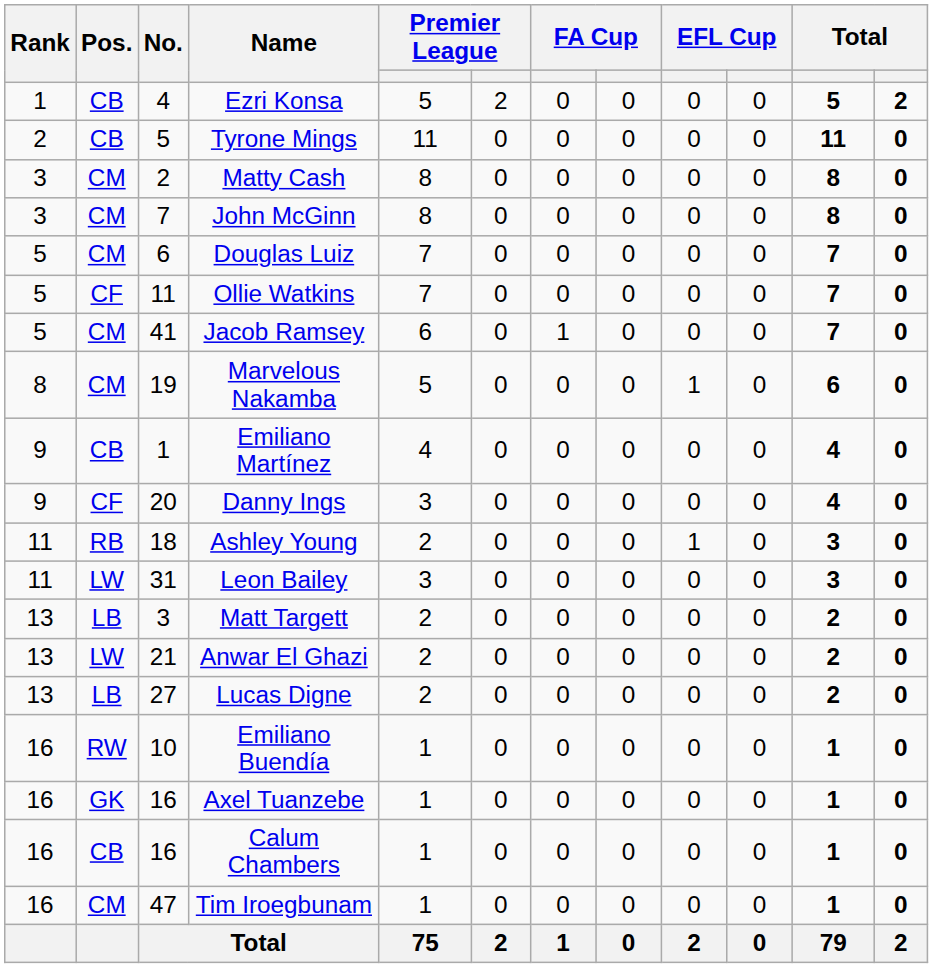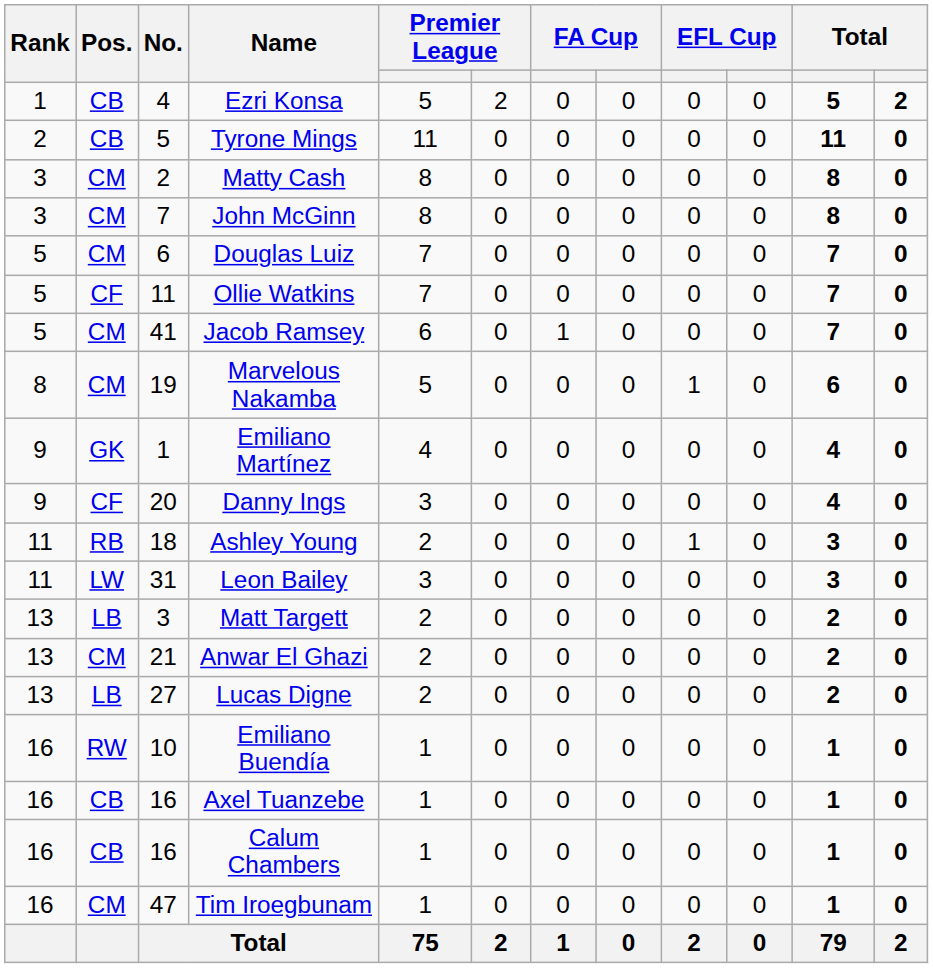(107, 450) CB -> (107, 450) GK
(107, 657) LW -> (107, 657) CM
(107, 800) GK -> (107, 800) CB
